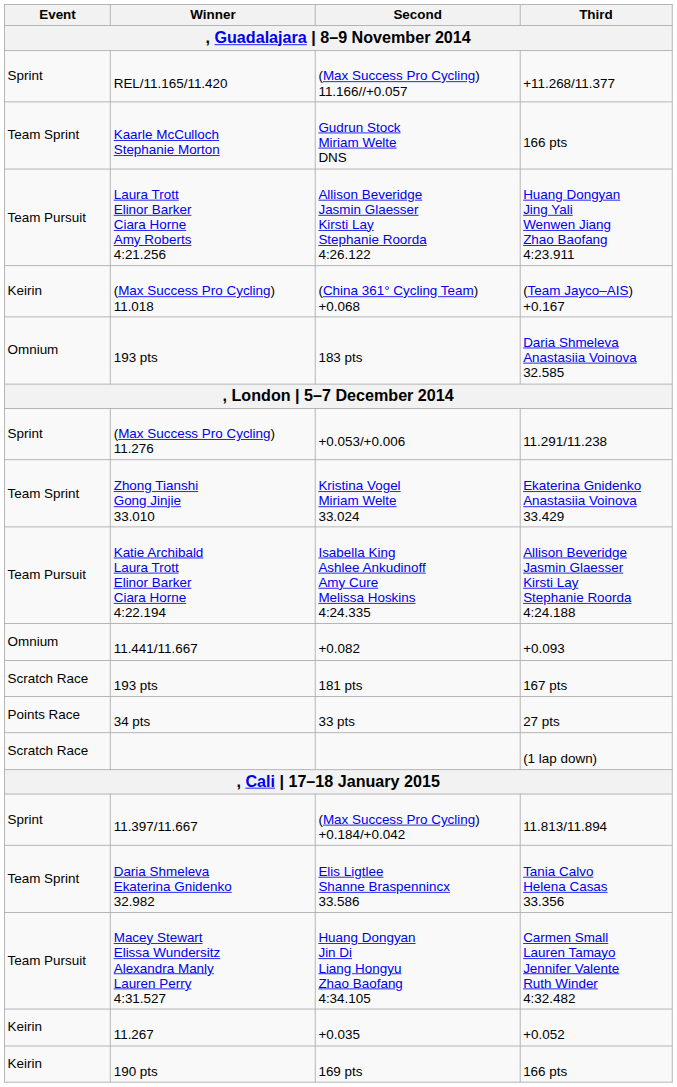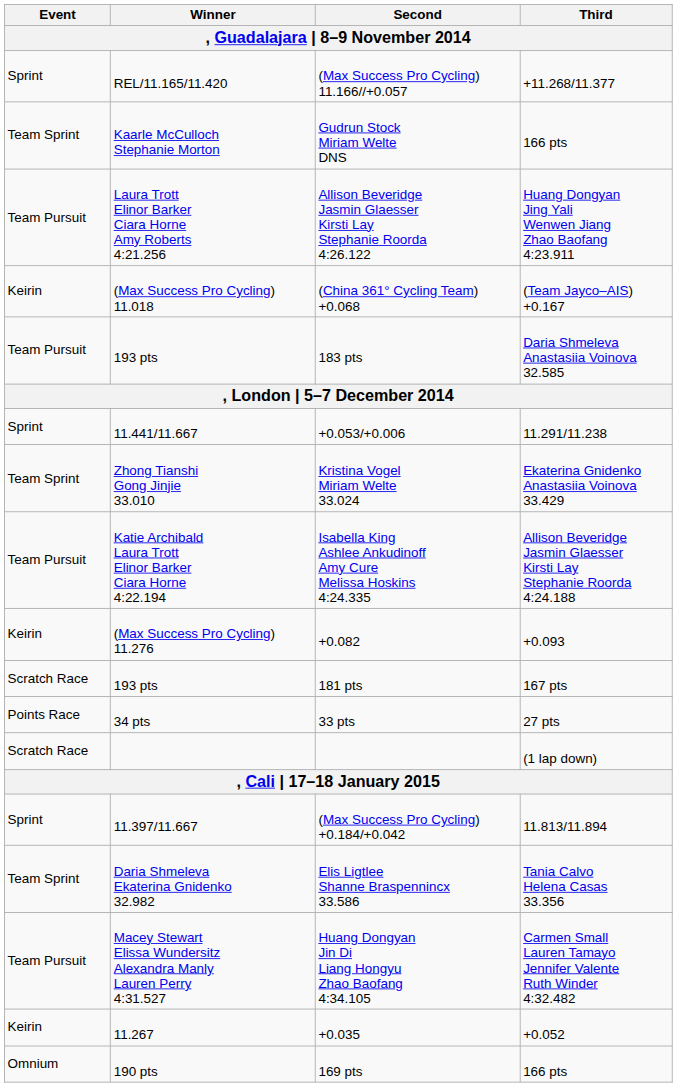(33, 350) Omnium -> (47, 350) Team Pursuit
(194, 441) (Max Success Pro Cycling) 11.276 -> (156, 434) 11.441/11.667
(33, 641) Omnium -> (25, 634) Keirin
(156, 649) 11.441/11.667 -> (194, 641) (Max Success Pro Cycling) 11.276
(25, 1063) Keirin -> (33, 1063) Omnium
